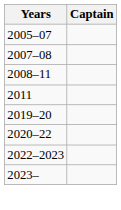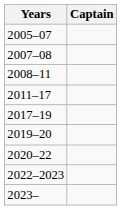- row: (20, 94)
+ row: (29, 94)
+ row: (29, 114)
